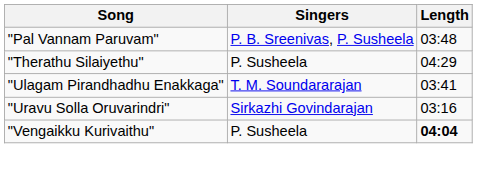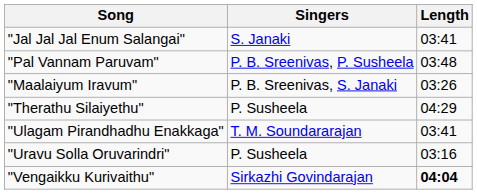+ row: (96, 39)
+ row: (72, 85)
(302, 108) Sirkazhi Govindarajan -> (269, 154) P. Susheela
(269, 131) P. Susheela -> (302, 177) Sirkazhi Govindarajan
